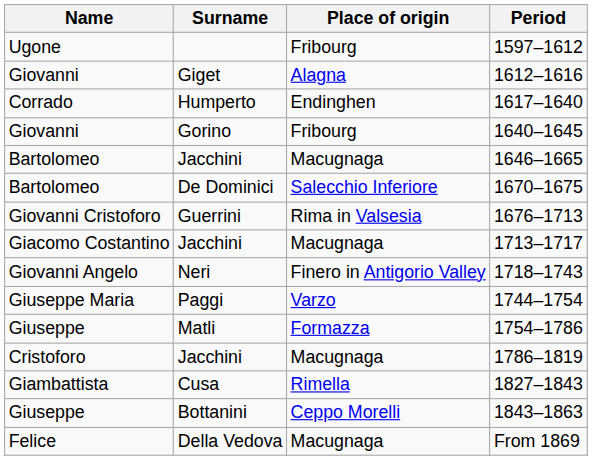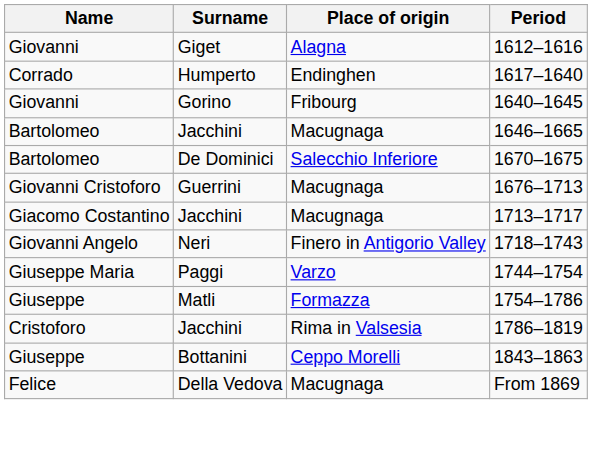- row: (538, 46)
(356, 215) Rima in Valsesia -> (337, 187) Macugnaga
(337, 356) Macugnaga -> (356, 328) Rima in Valsesia
- row: (538, 384)
